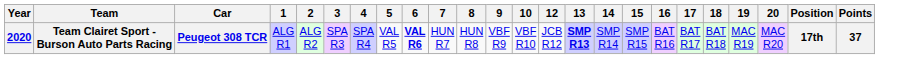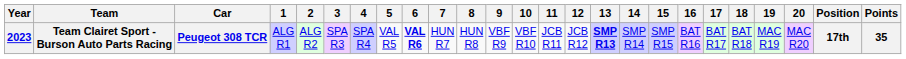+ column: (552, 13)
(19, 38) 2020 -> (19, 38) 2023
(855, 38) 37 -> (881, 38) 35
